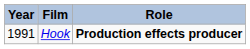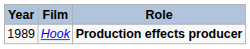(21, 34) 1991 -> (21, 34) 1989
